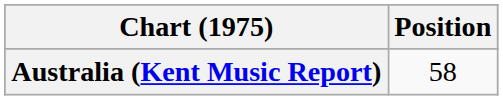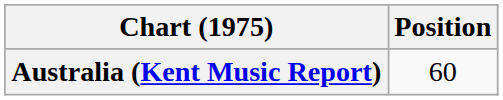(443, 71) 58 -> (443, 71) 60
